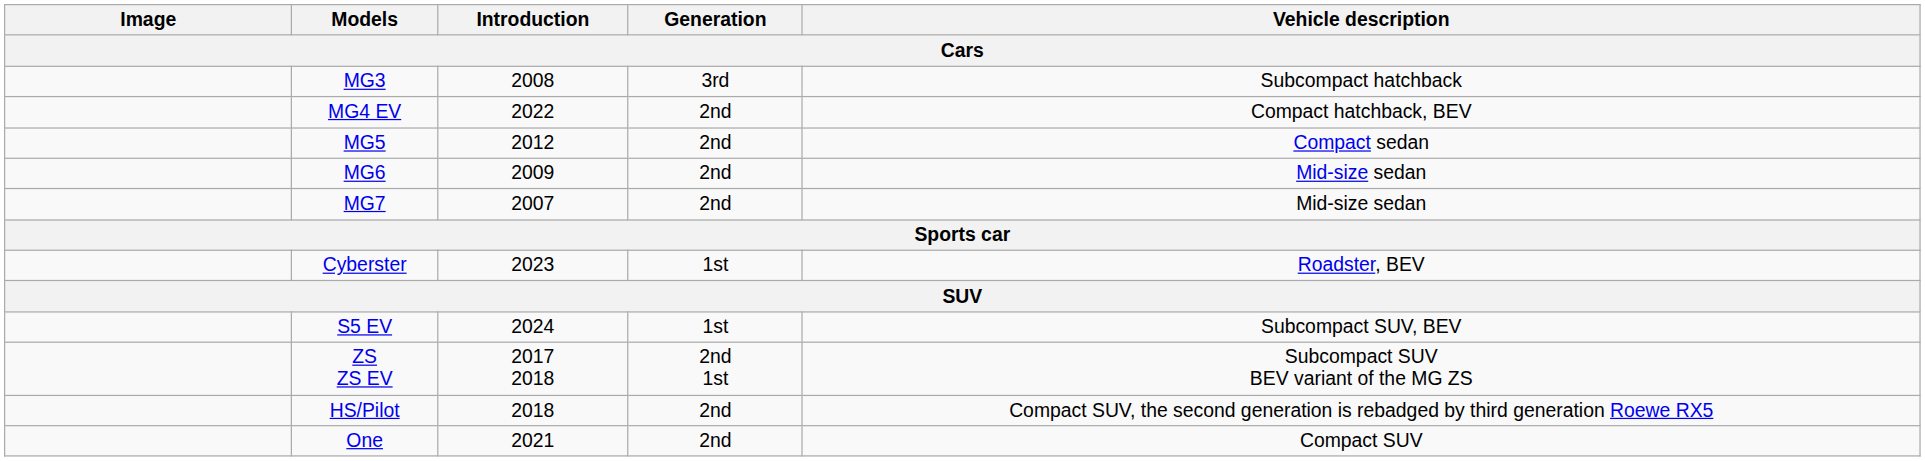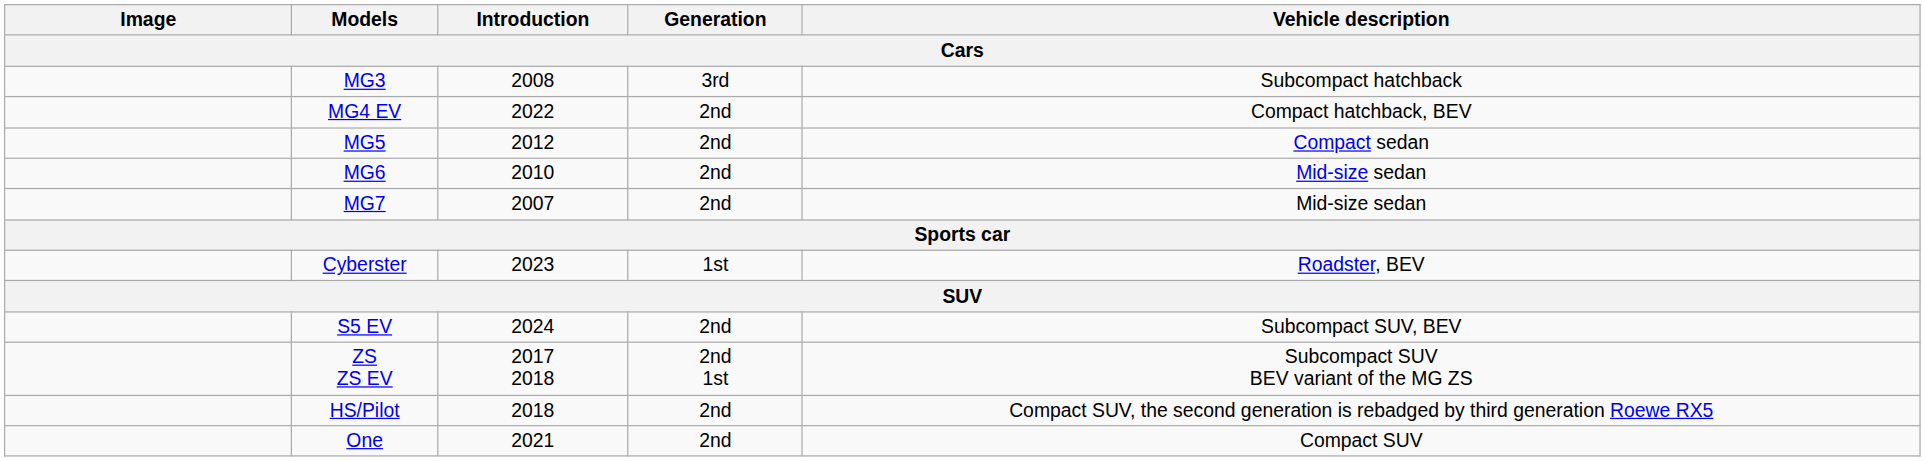(533, 173) 2009 -> (533, 173) 2010
(715, 326) 1st -> (715, 326) 2nd
